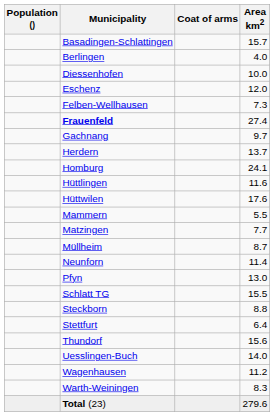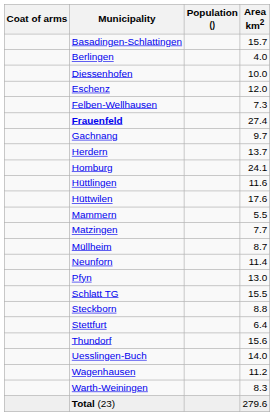columns swapped: (208, 19) <-> (32, 19)
